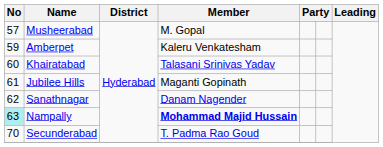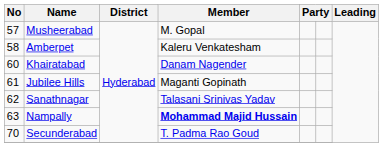(13, 47) 59 -> (13, 47) 58
(218, 64) Talasani Srinivas Yadav -> (203, 64) Danam Nagender
(203, 99) Danam Nagender -> (218, 99) Talasani Srinivas Yadav
(13, 116) paleturquoise background -> (13, 116) no background
